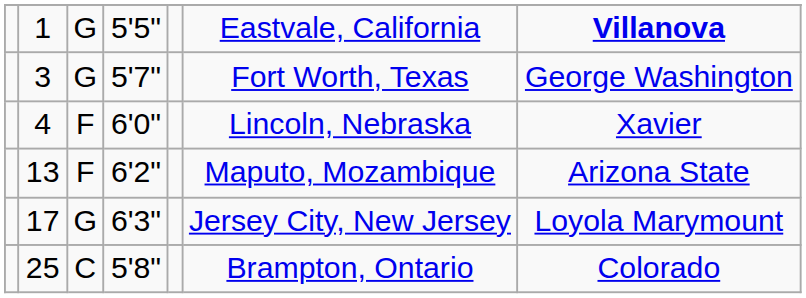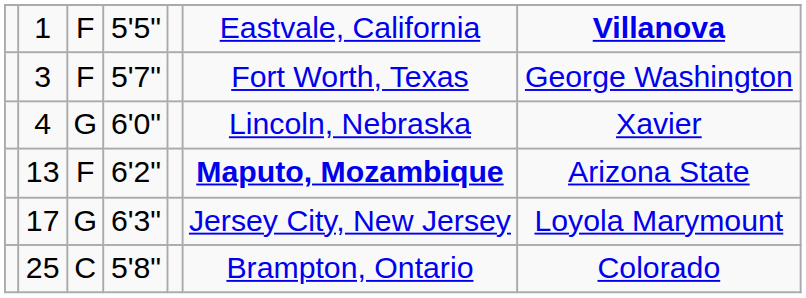(85, 28) G -> (85, 28) F
(85, 76) G -> (85, 76) F
(85, 124) F -> (85, 124) G
(350, 172) normal -> (350, 172) bold
